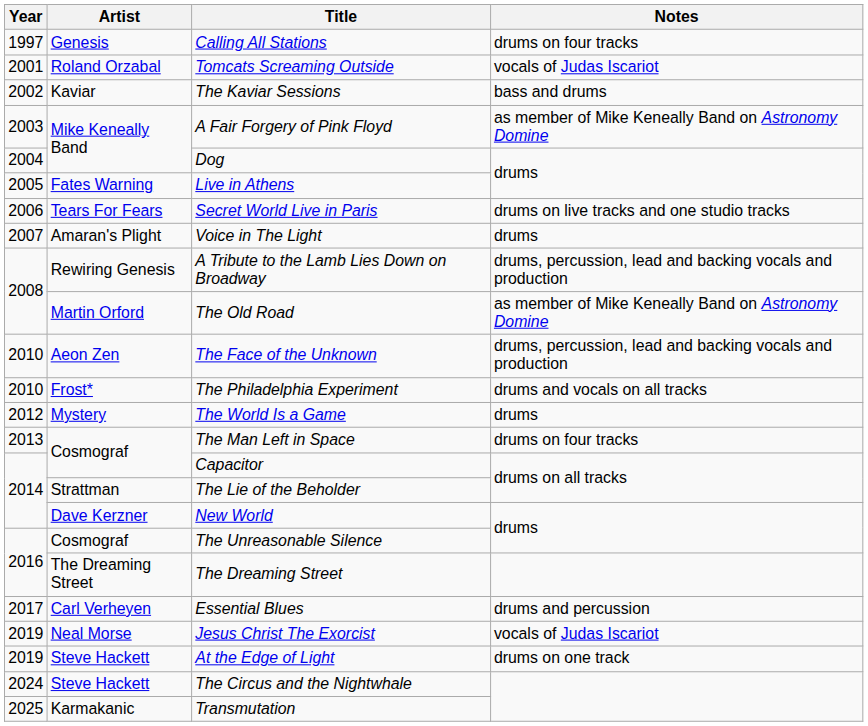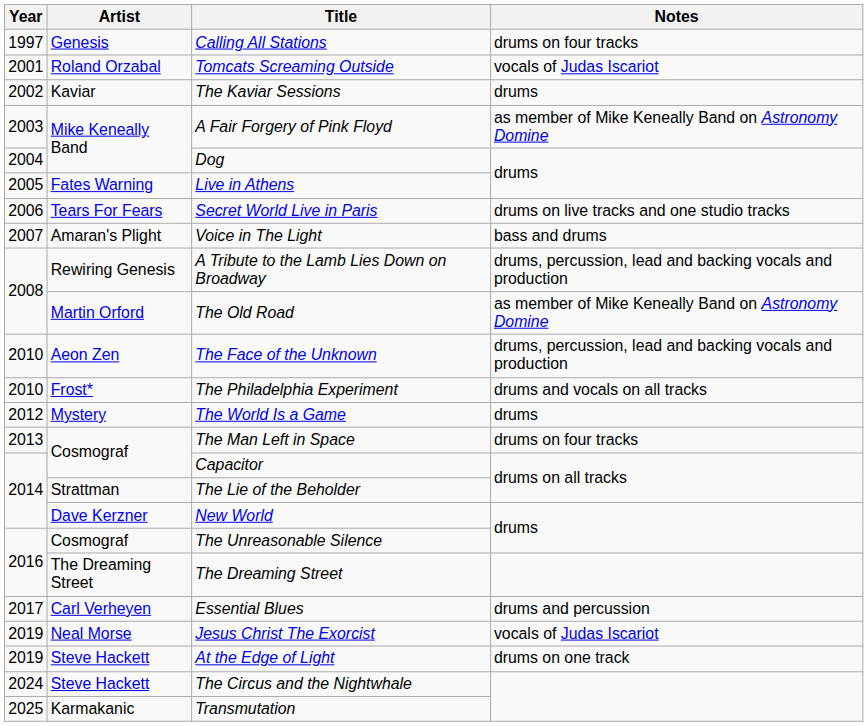(550, 92) bass and drums -> (516, 92) drums
(516, 235) drums -> (550, 235) bass and drums
